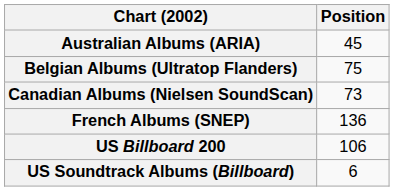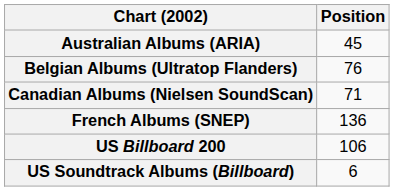(353, 69) 75 -> (353, 69) 76
(353, 95) 73 -> (353, 95) 71
